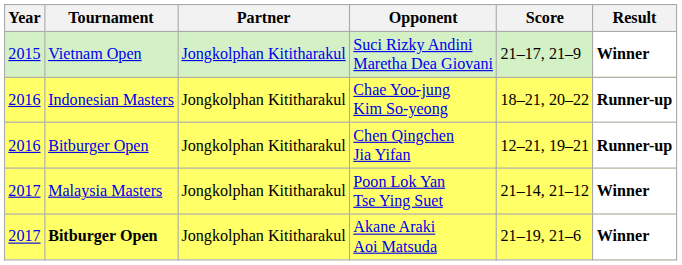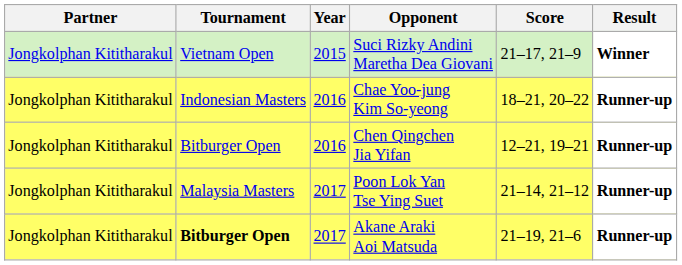columns swapped: (24, 18) <-> (264, 18)
(623, 191) Winner -> (635, 191) Runner-up
(623, 236) Winner -> (635, 236) Runner-up
